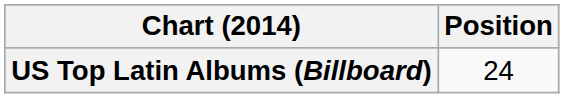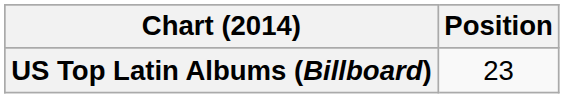(499, 69) 24 -> (499, 69) 23
